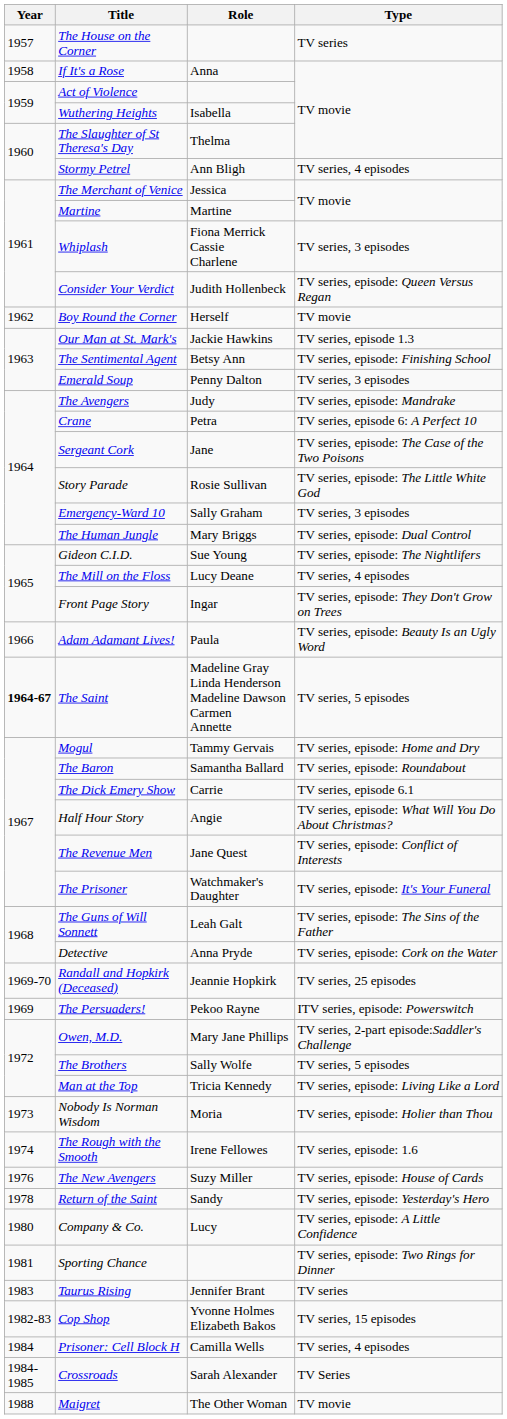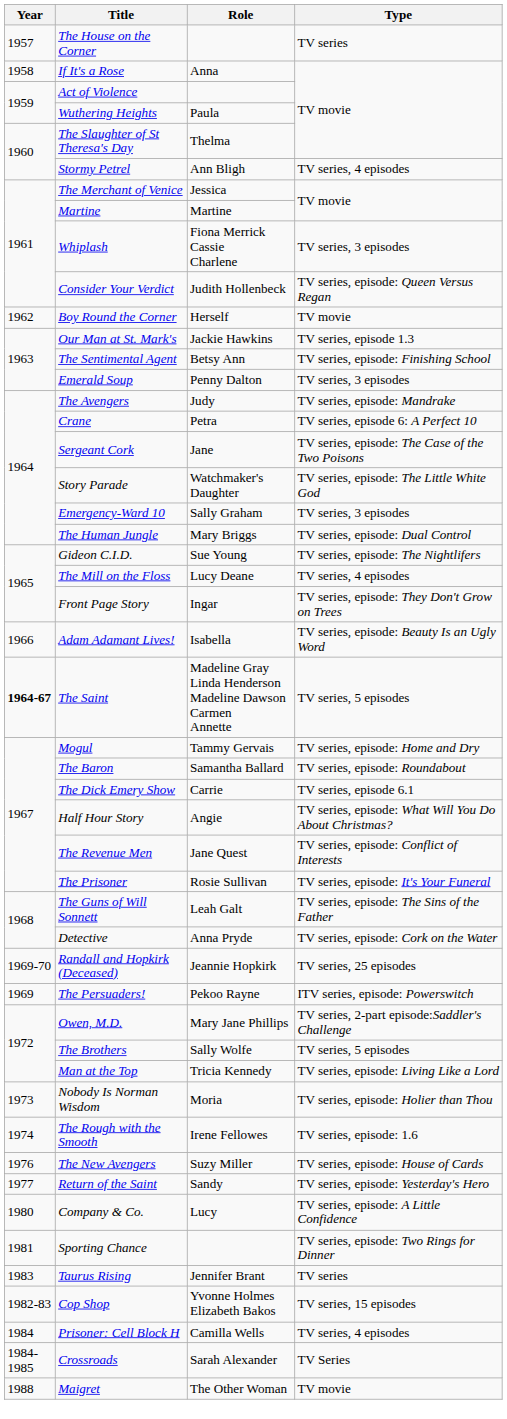(210, 112) Isabella -> (205, 112) Paula
(228, 485) Rosie Sullivan -> (227, 485) Watchmaker's Daughter
(205, 639) Paula -> (210, 639) Isabella
(227, 888) Watchmaker's Daughter -> (228, 881) Rosie Sullivan
(21, 1198) 1978 -> (21, 1184) 1977
